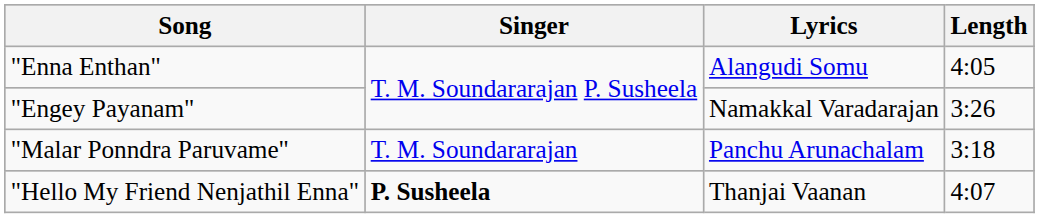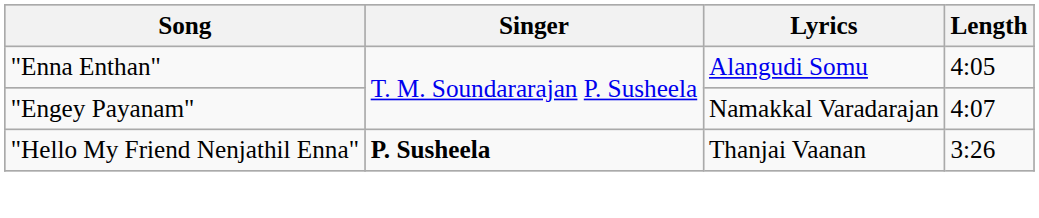(973, 108) 3:26 -> (973, 108) 4:07
- row: (150, 150)
(973, 191) 4:07 -> (973, 150) 3:26
